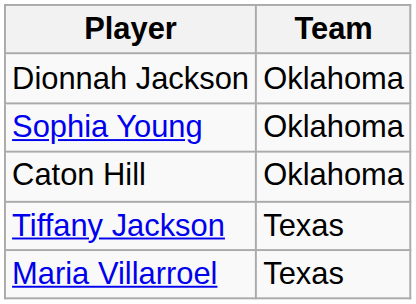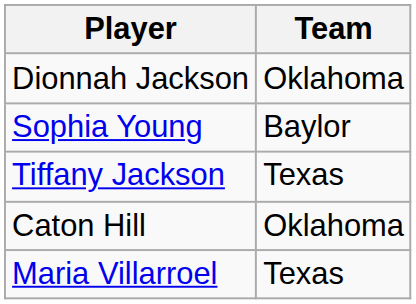(334, 126) Oklahoma -> (307, 126) Baylor
rows swapped: (119, 224) <-> (79, 175)
